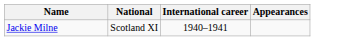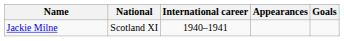+ column: (324, 12)
